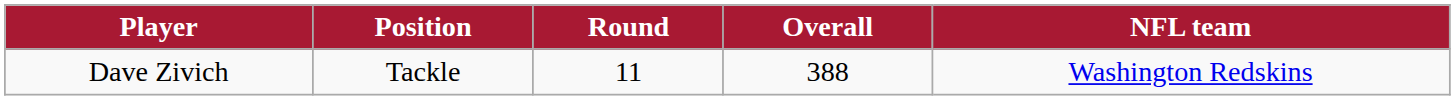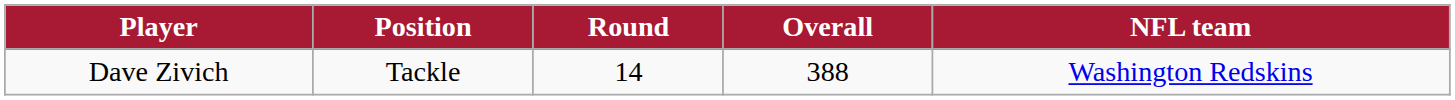(629, 71) 11 -> (629, 71) 14
